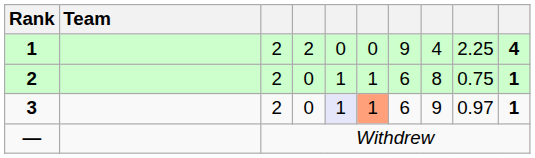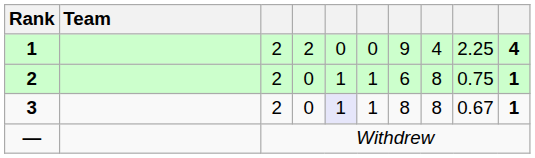(373, 108) lightsalmon background -> (373, 108) no background
(405, 108) 6 -> (405, 108) 8
(437, 108) 9 -> (437, 108) 8
(475, 108) 0.97 -> (475, 108) 0.67
